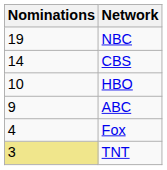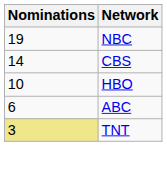(12, 107) 9 -> (12, 107) 6
- row: (114, 130)
